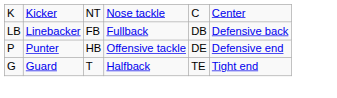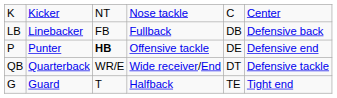(94, 48) normal -> (103, 48) bold
+ row: (15, 66)
